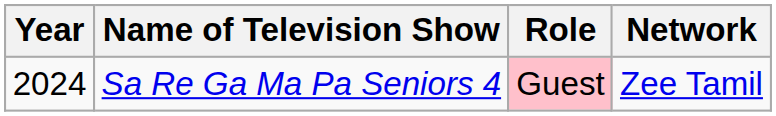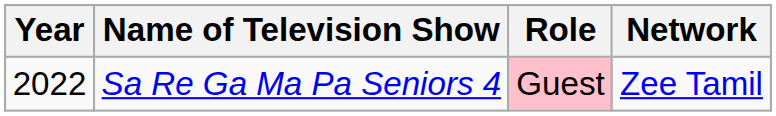(50, 83) 2024 -> (50, 83) 2022
